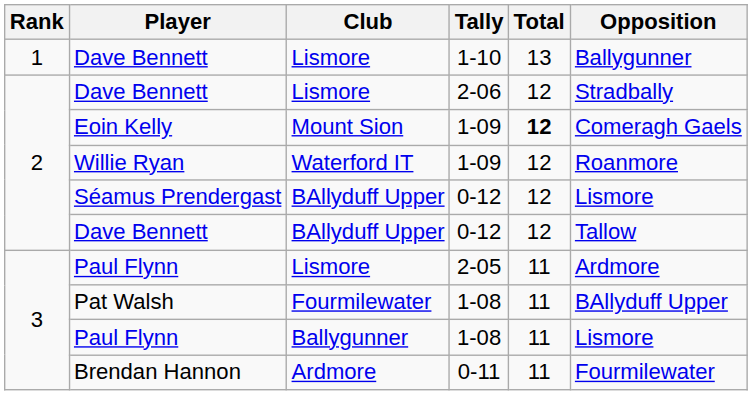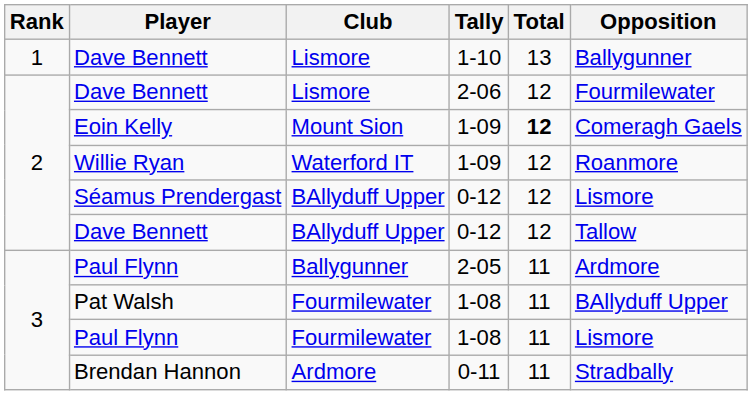(624, 92) Stradbally -> (645, 92) Fourmilewater
(331, 267) Lismore -> (350, 267) Ballygunner
(350, 337) Ballygunner -> (361, 337) Fourmilewater
(645, 372) Fourmilewater -> (624, 372) Stradbally
